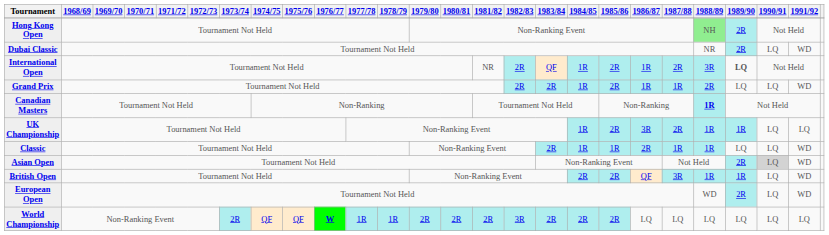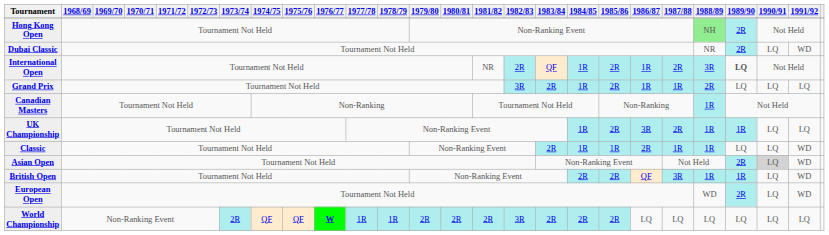(520, 86) 2R -> (520, 86) 3R
(804, 86) WD -> (804, 86) LQ
(709, 105) bold -> (709, 105) normal
